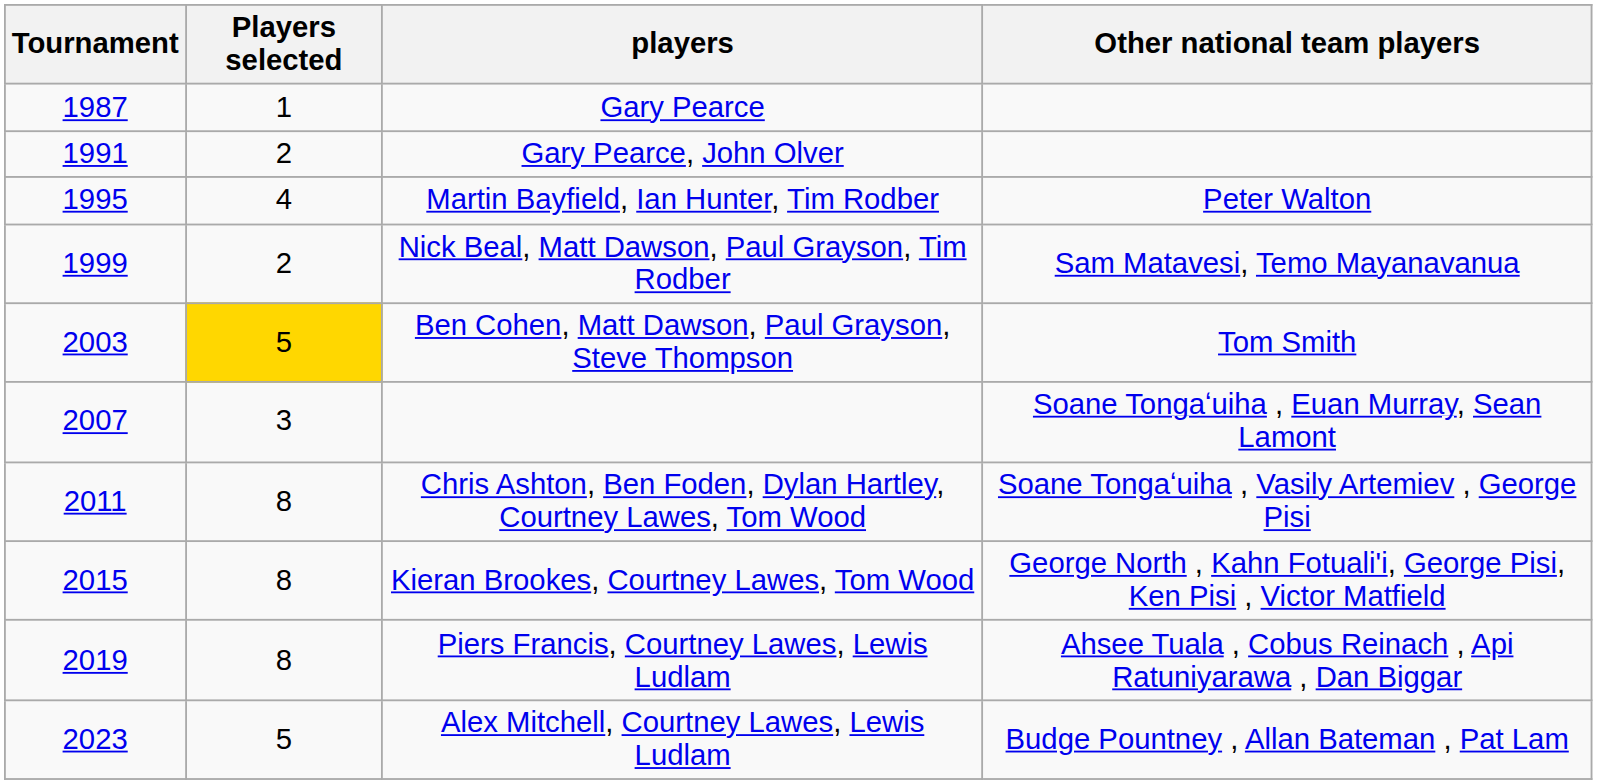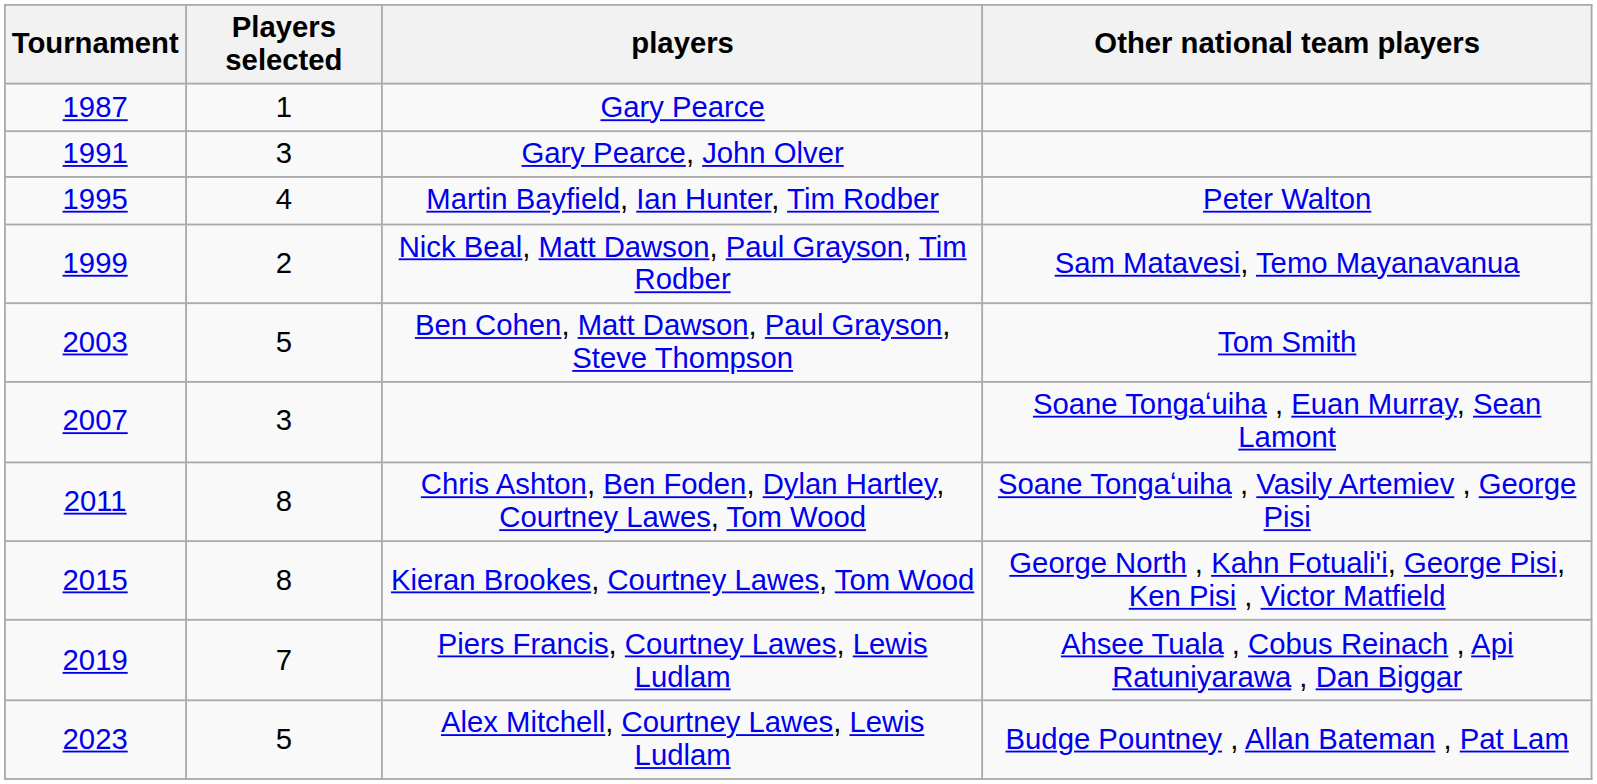(284, 153) 2 -> (284, 153) 3
(284, 342) gold background -> (284, 342) no background
(284, 659) 8 -> (284, 659) 7
